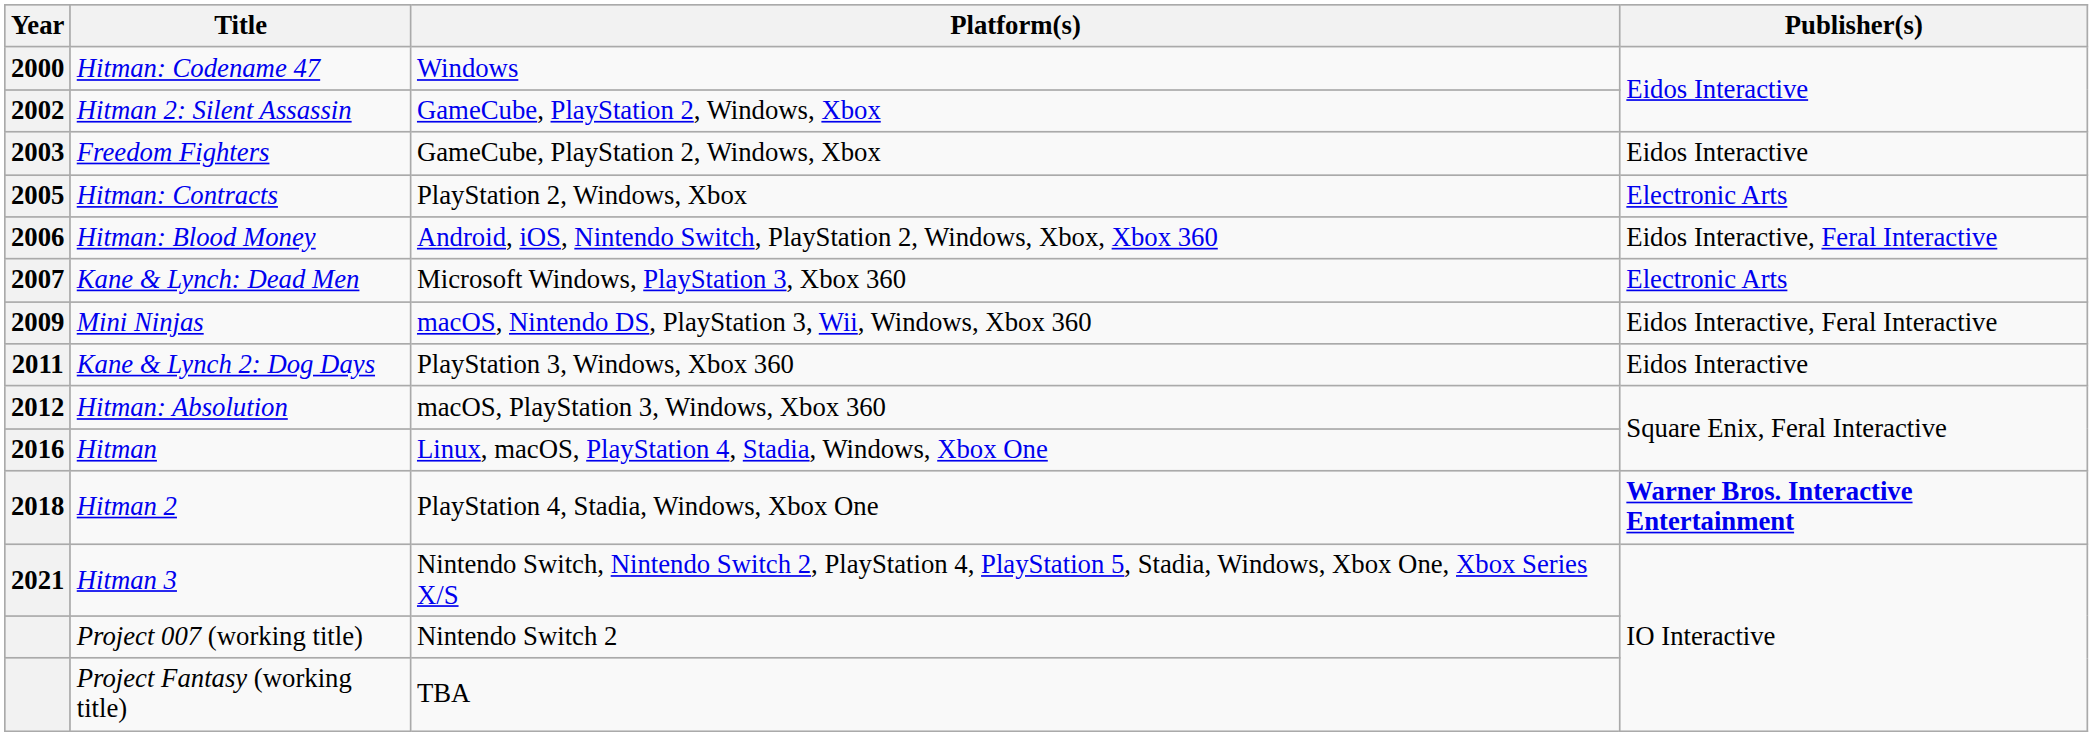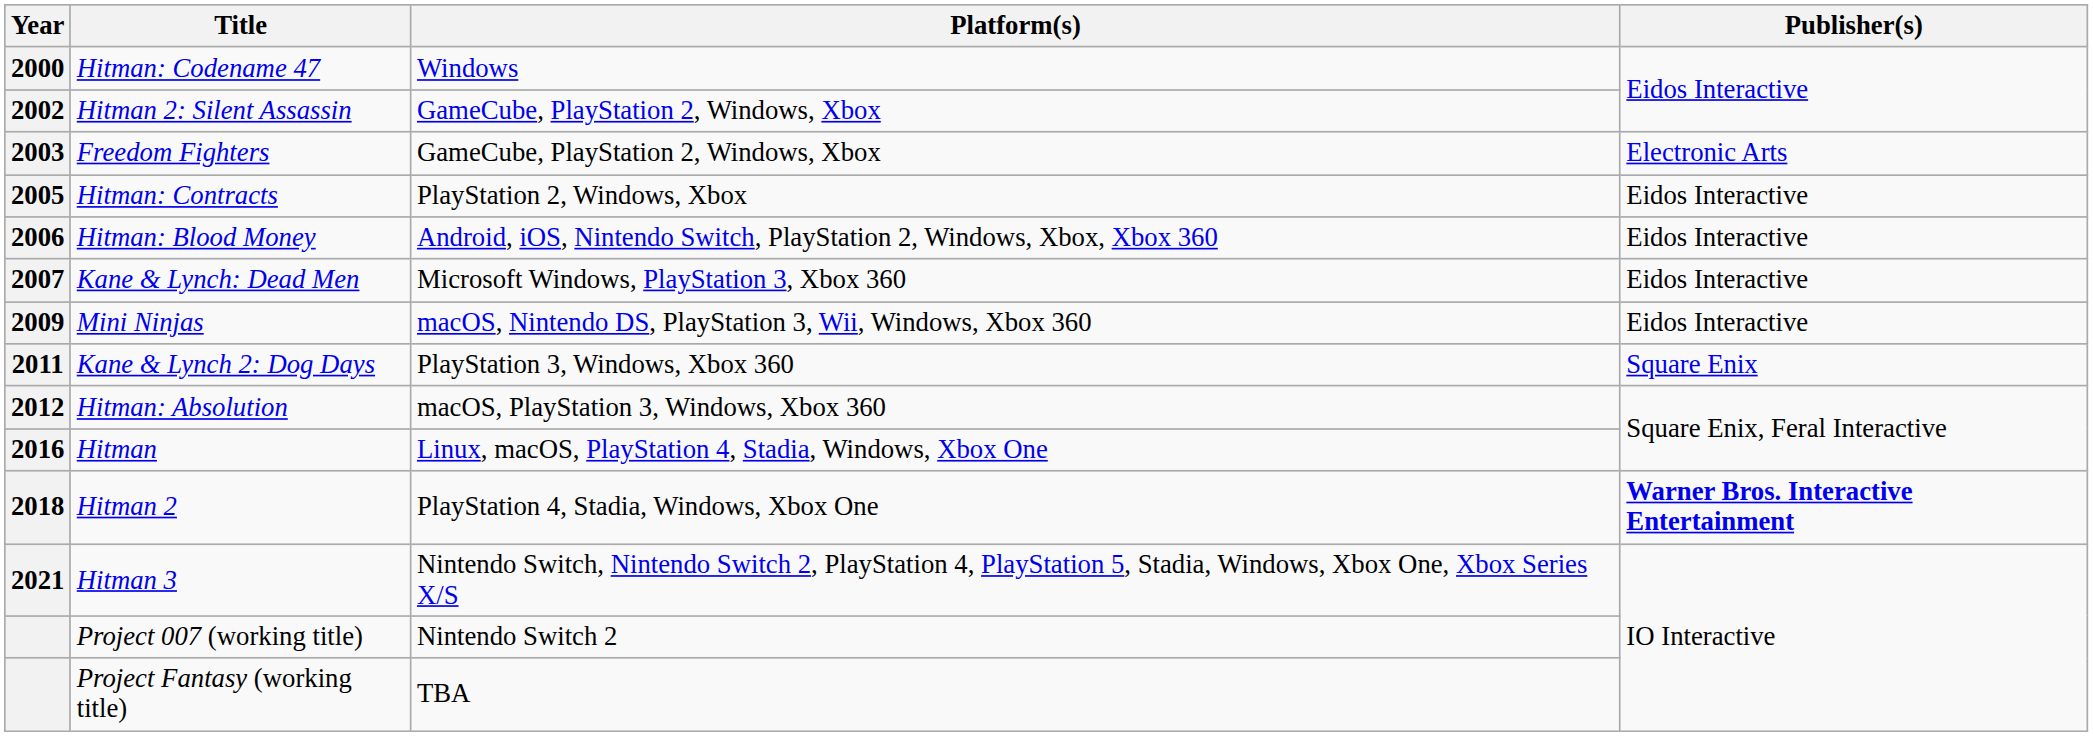(1717, 152) Eidos Interactive -> (1707, 152) Electronic Arts
(1707, 195) Electronic Arts -> (1717, 195) Eidos Interactive
(1812, 237) Eidos Interactive, Feral Interactive -> (1717, 237) Eidos Interactive
(1707, 279) Electronic Arts -> (1717, 279) Eidos Interactive
(1812, 322) Eidos Interactive, Feral Interactive -> (1717, 322) Eidos Interactive
(1717, 364) Eidos Interactive -> (1692, 364) Square Enix
